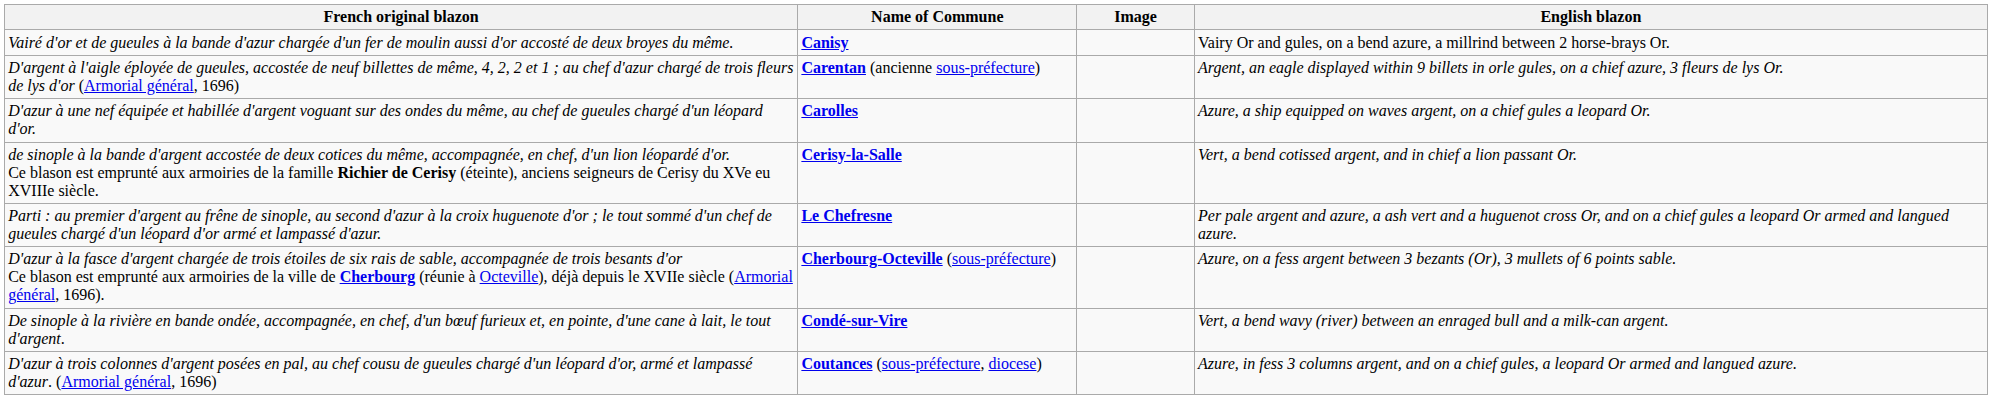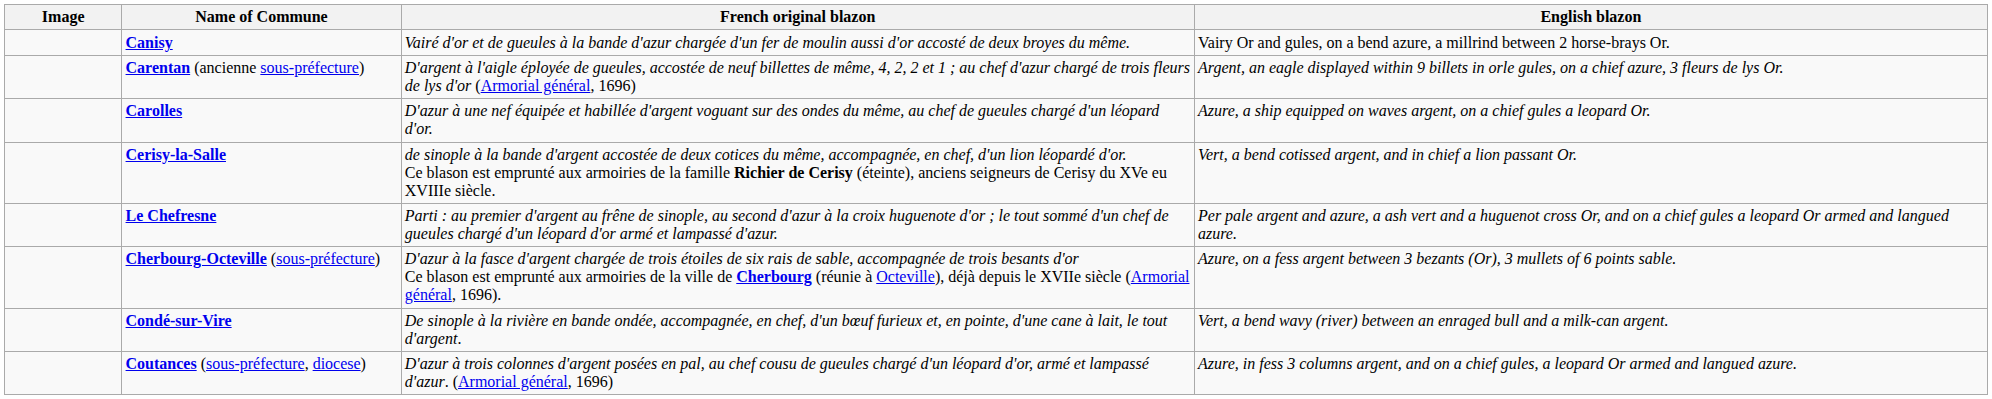columns swapped: (1136, 17) <-> (401, 17)
